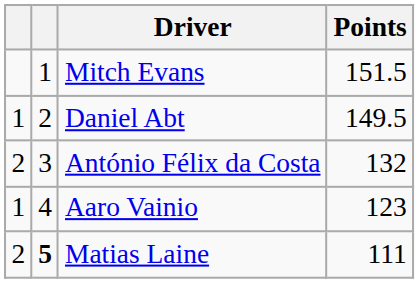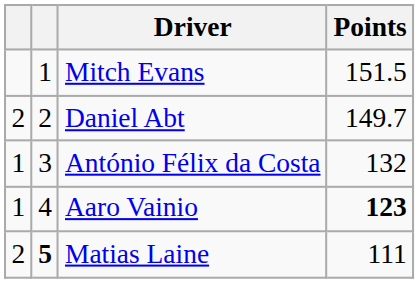(18, 117) 1 -> (18, 117) 2
(376, 117) 149.5 -> (376, 117) 149.7
(18, 162) 2 -> (18, 162) 1
(386, 208) normal -> (386, 208) bold
